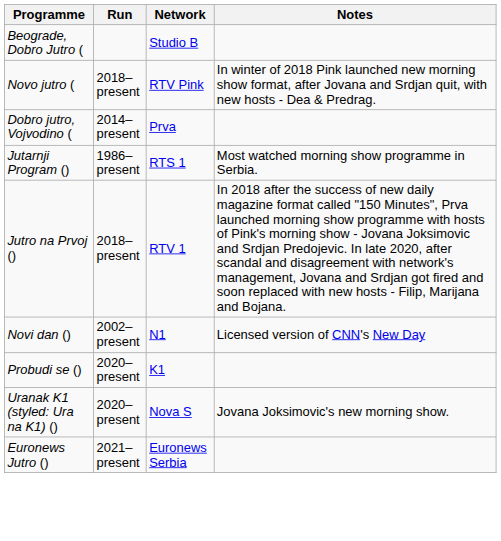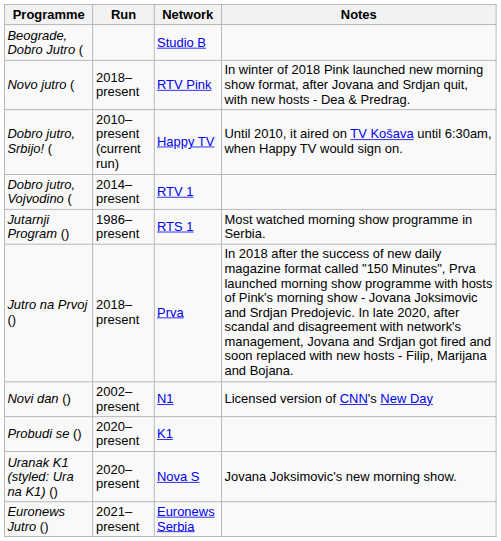+ row: (41, 142)
(163, 127) Prva -> (175, 191) RTV 1
(167, 248) RTV 1 -> (170, 313) Prva
